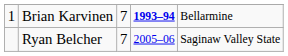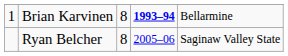(124, 16) 7 -> (124, 16) 8
(124, 39) 7 -> (124, 39) 8
